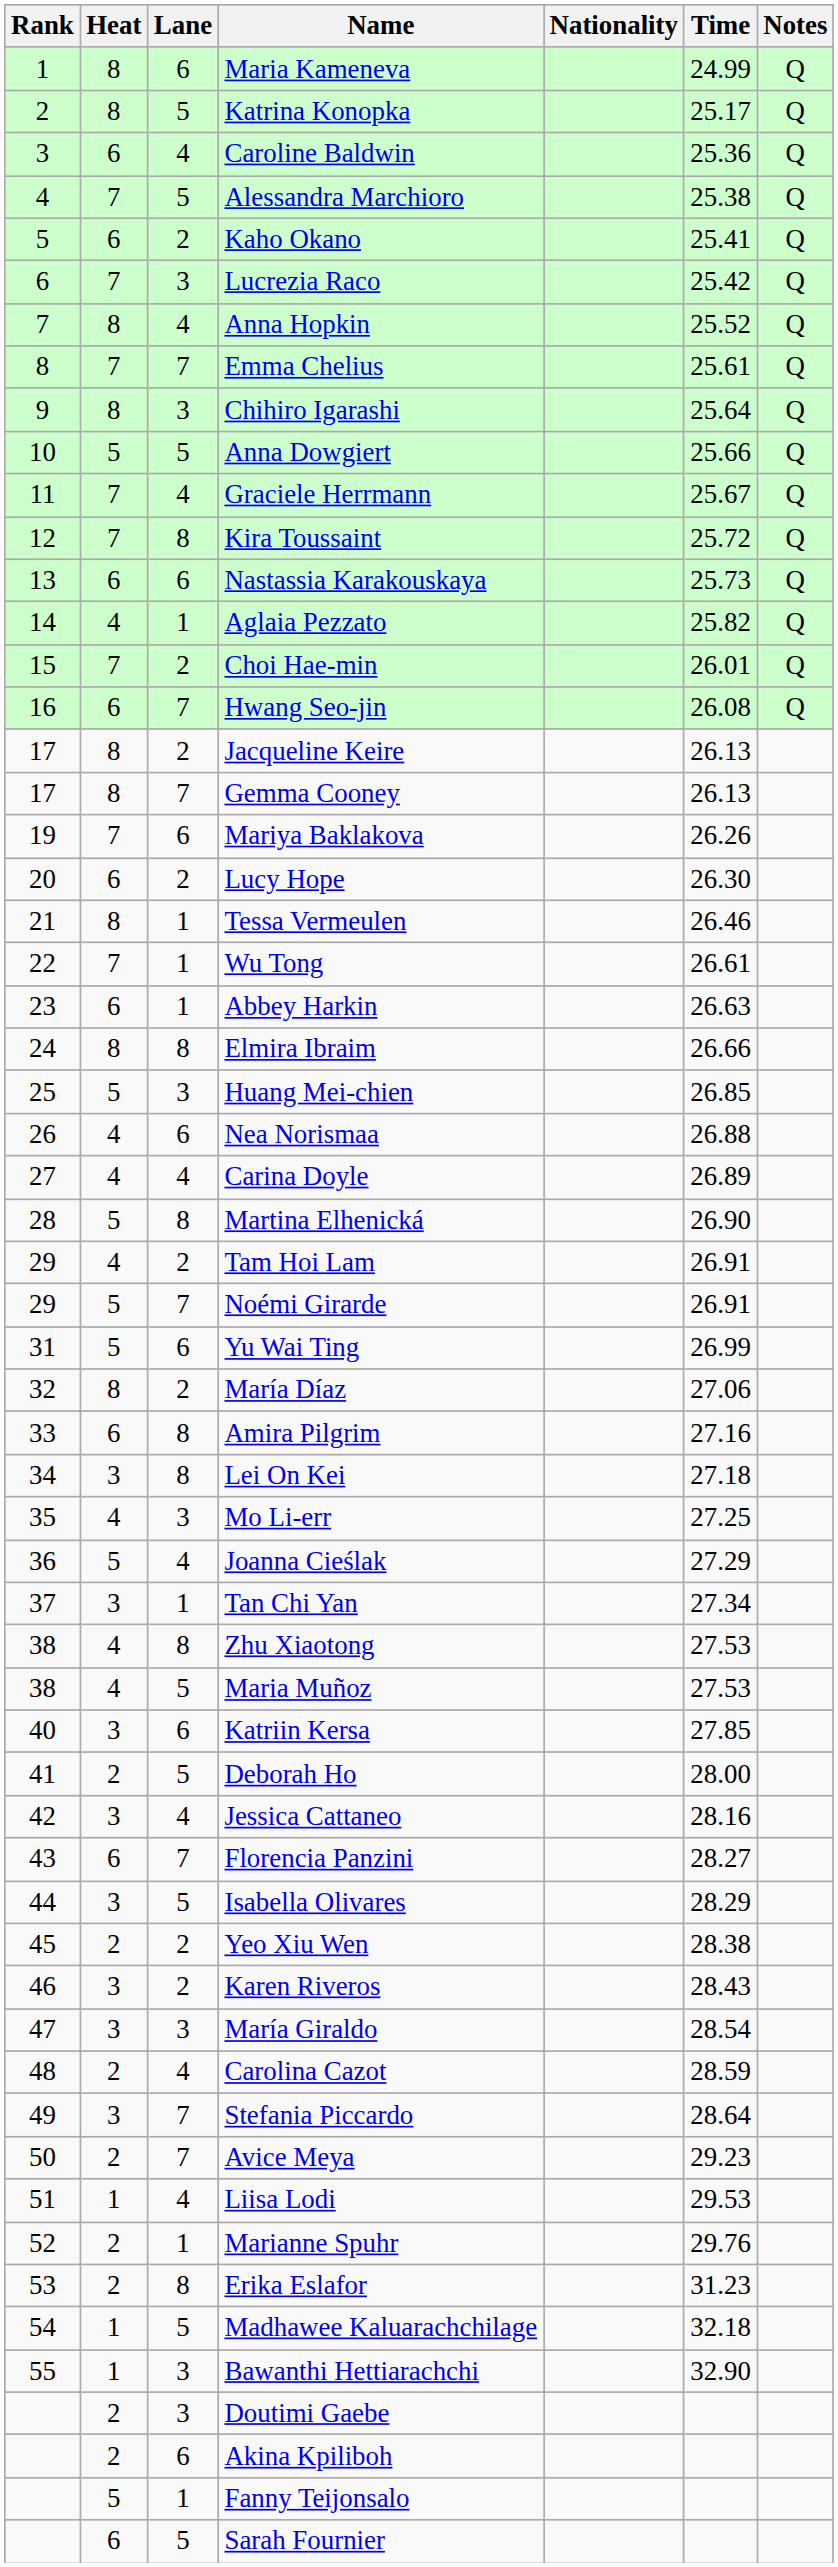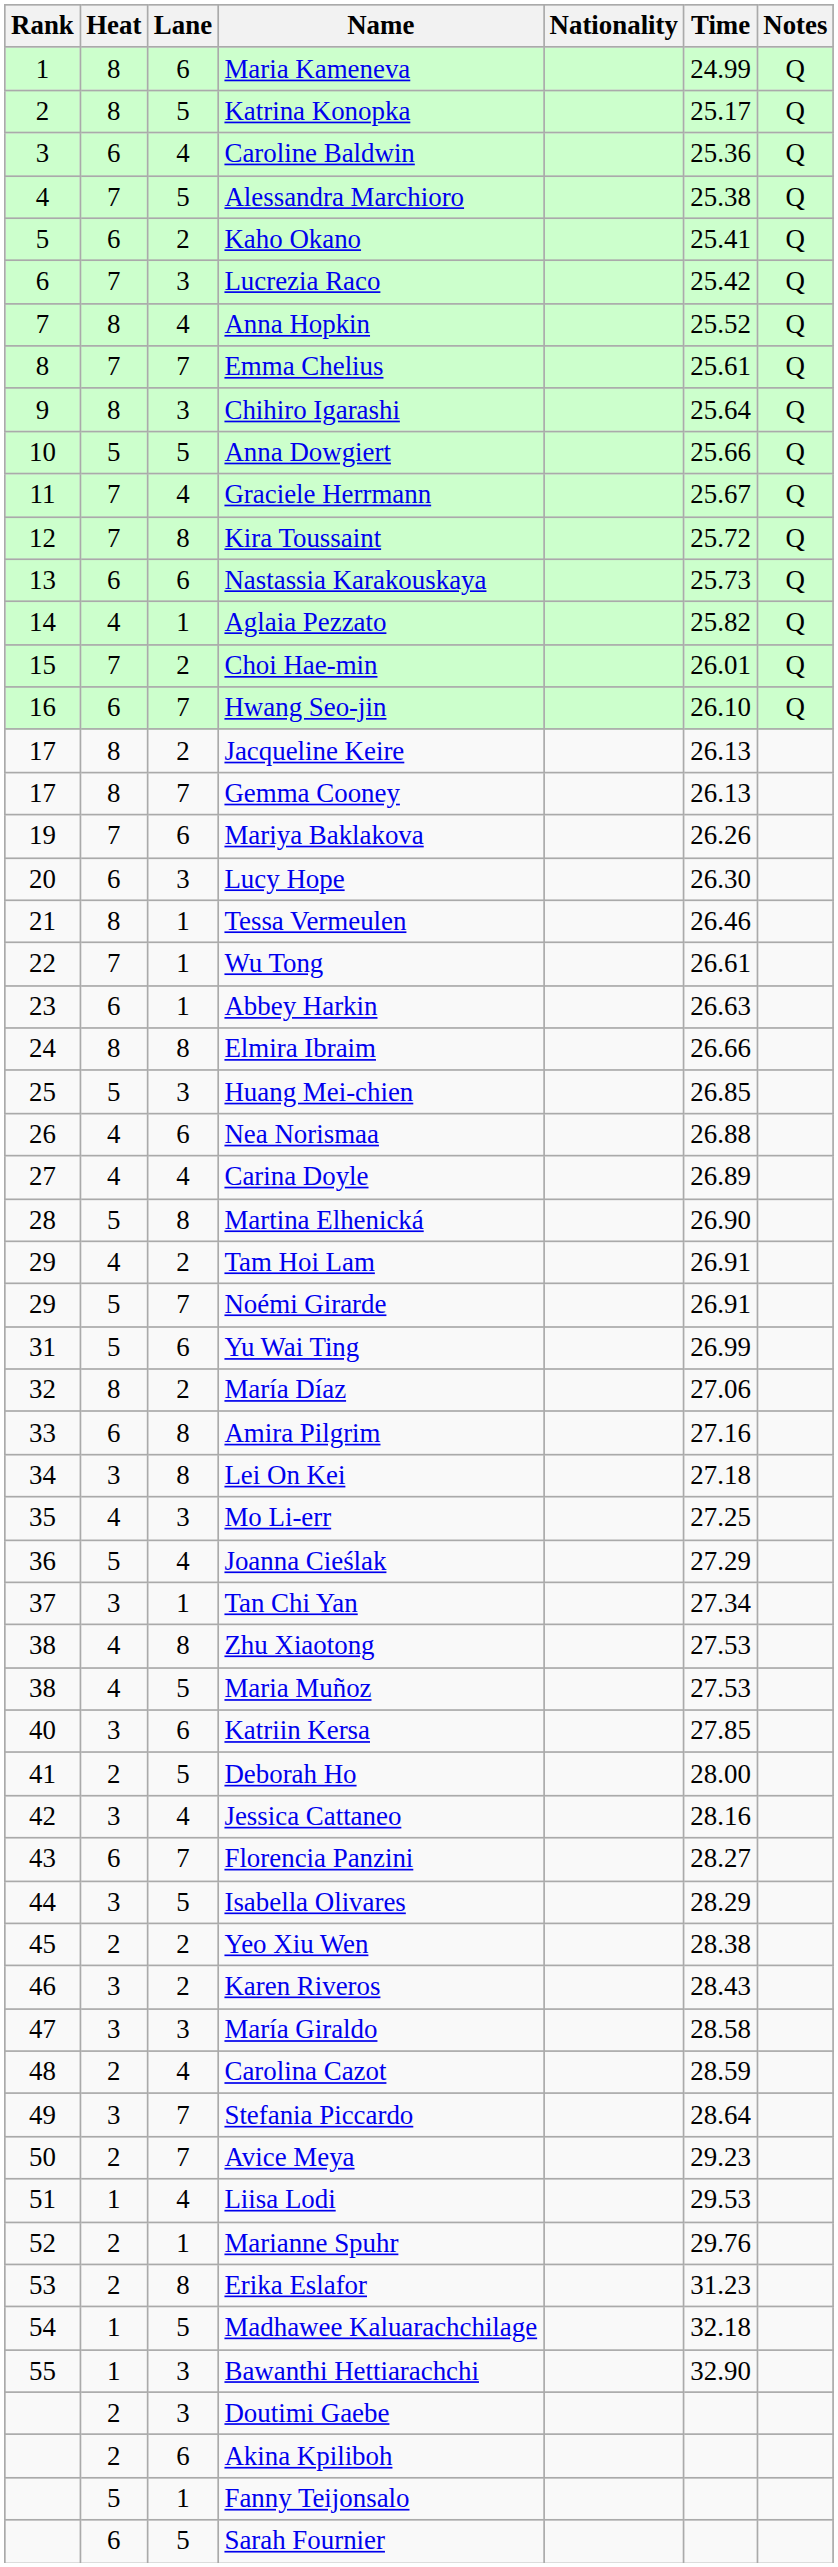(721, 707) 26.08 -> (721, 707) 26.10
(183, 878) 2 -> (183, 878) 3
(721, 2029) 28.54 -> (721, 2029) 28.58
